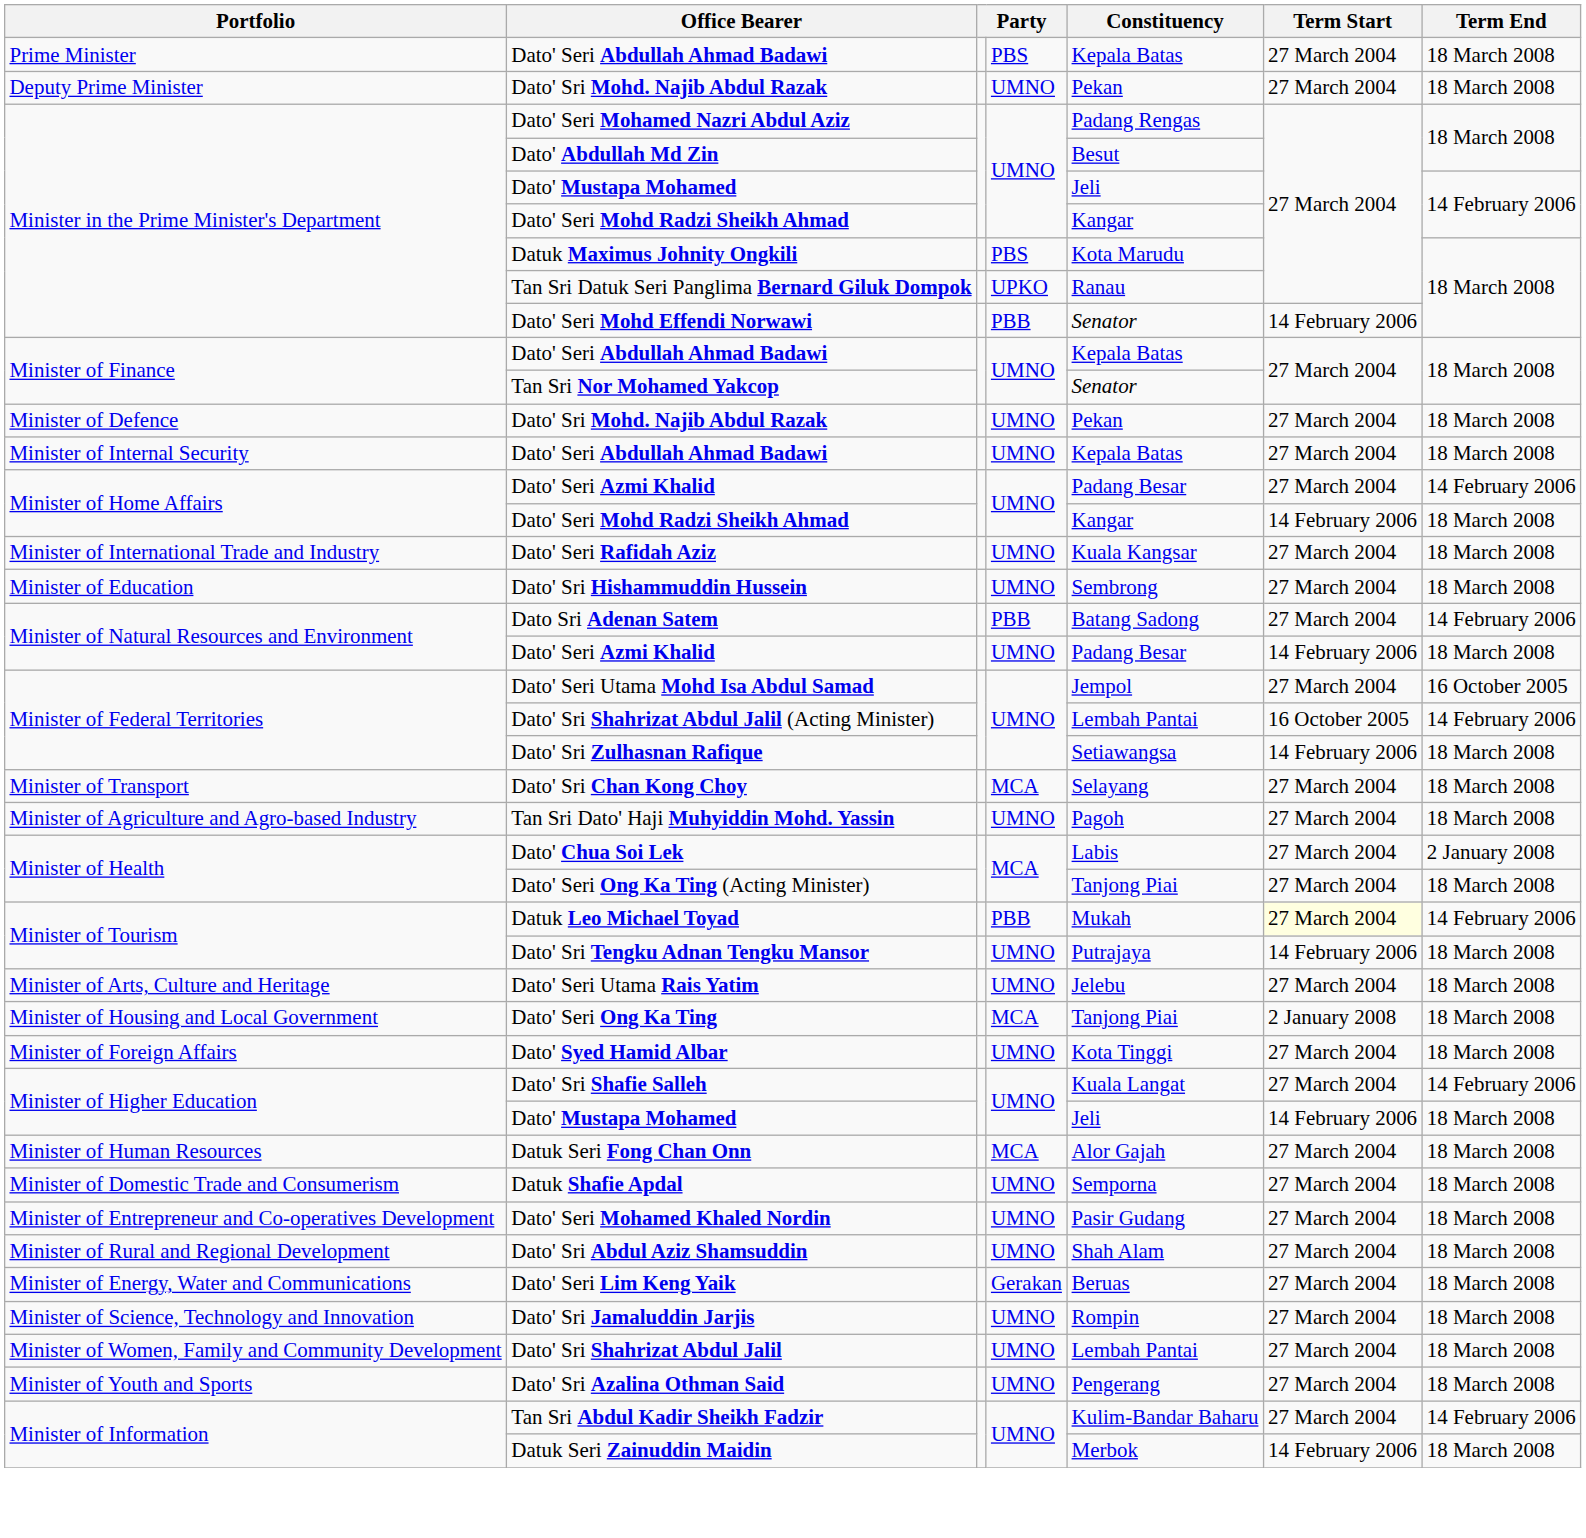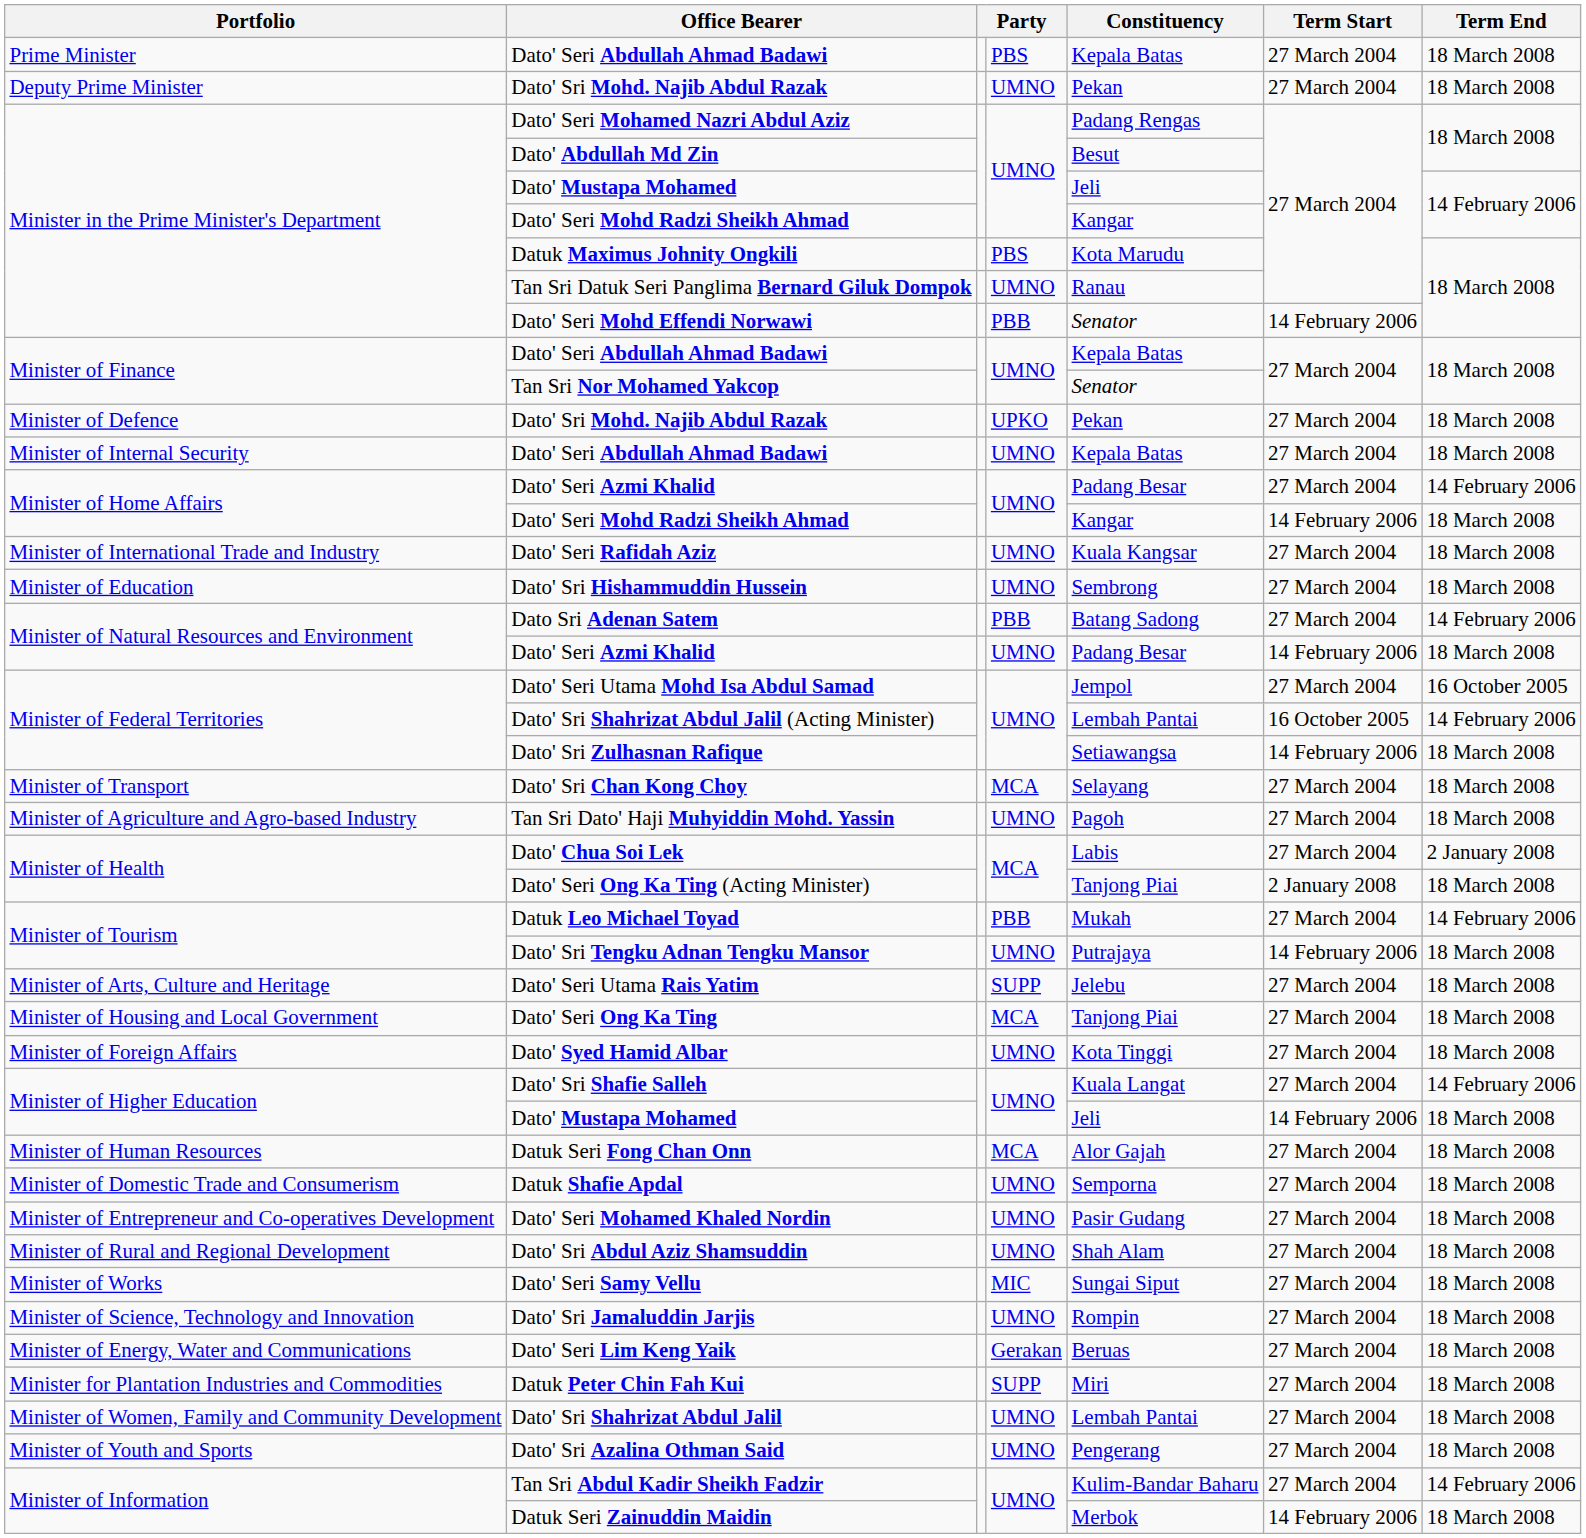(1019, 287) UPKO -> (1023, 287) UMNO
(1023, 420) UMNO -> (1019, 420) UPKO
(1332, 885) 27 March 2004 -> (1332, 885) 2 January 2008
(1332, 918) lightyellow background -> (1332, 918) no background
(1023, 985) UMNO -> (1016, 985) SUPP
(1332, 1018) 2 January 2008 -> (1332, 1018) 27 March 2004
+ row: (86, 1284)
rows swapped: (212, 1317) <-> (210, 1284)
+ row: (226, 1384)
